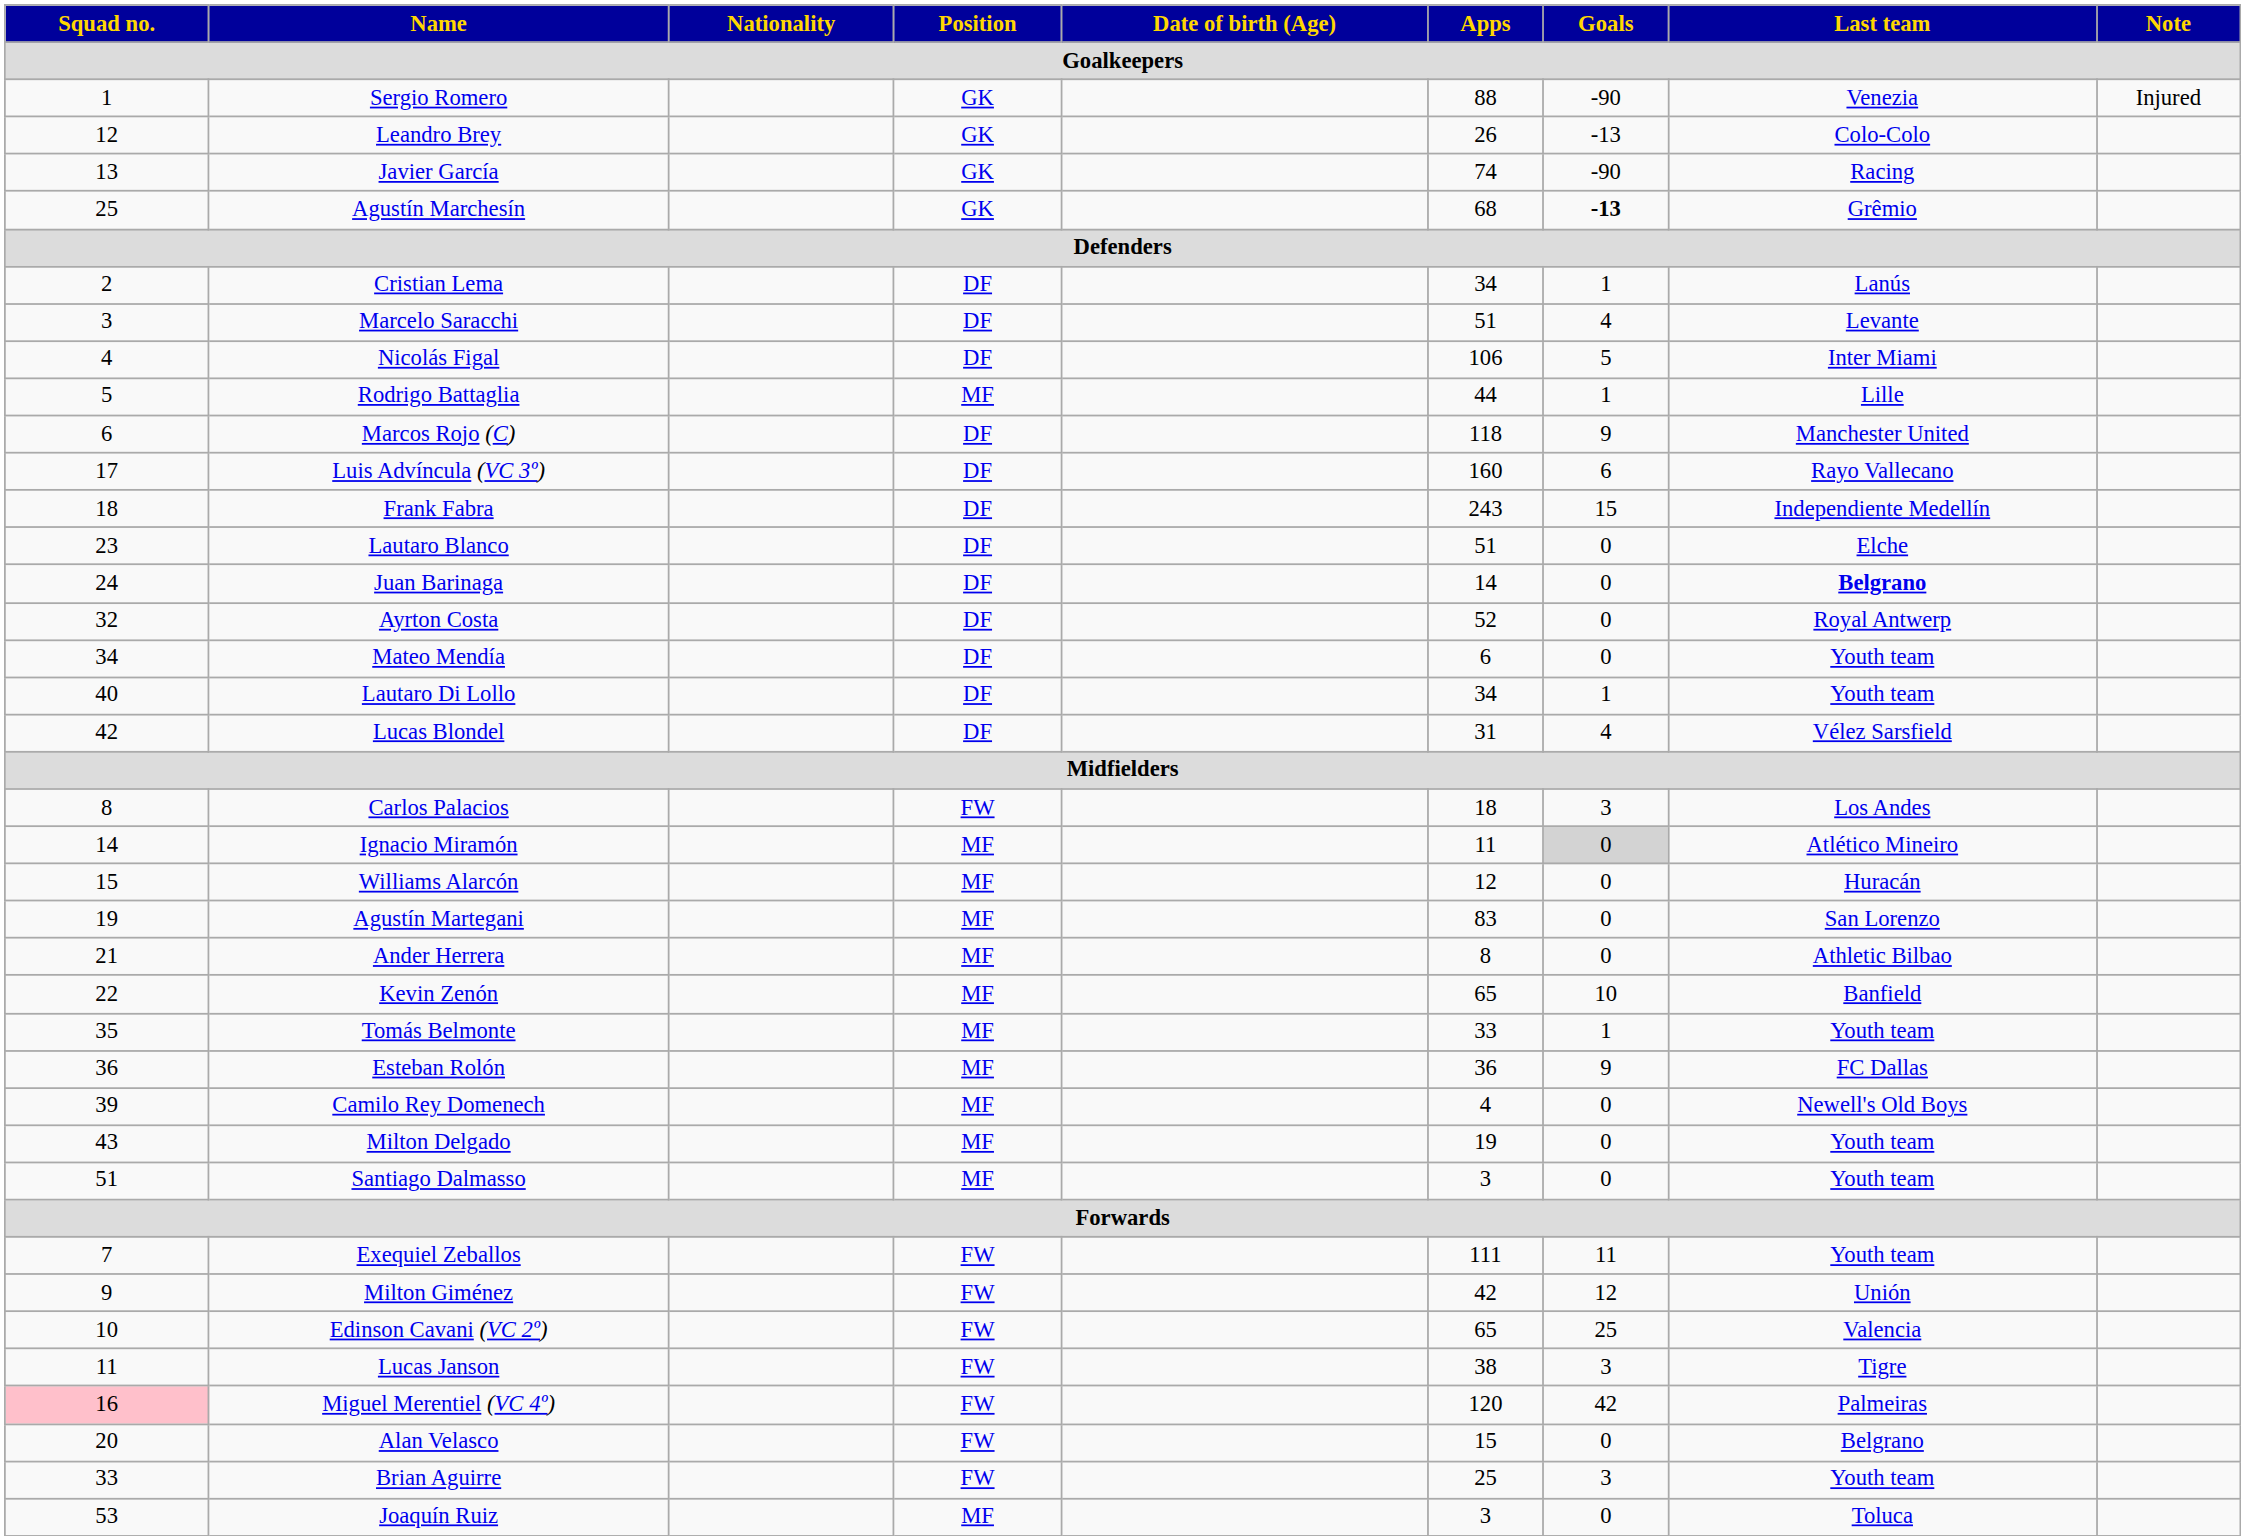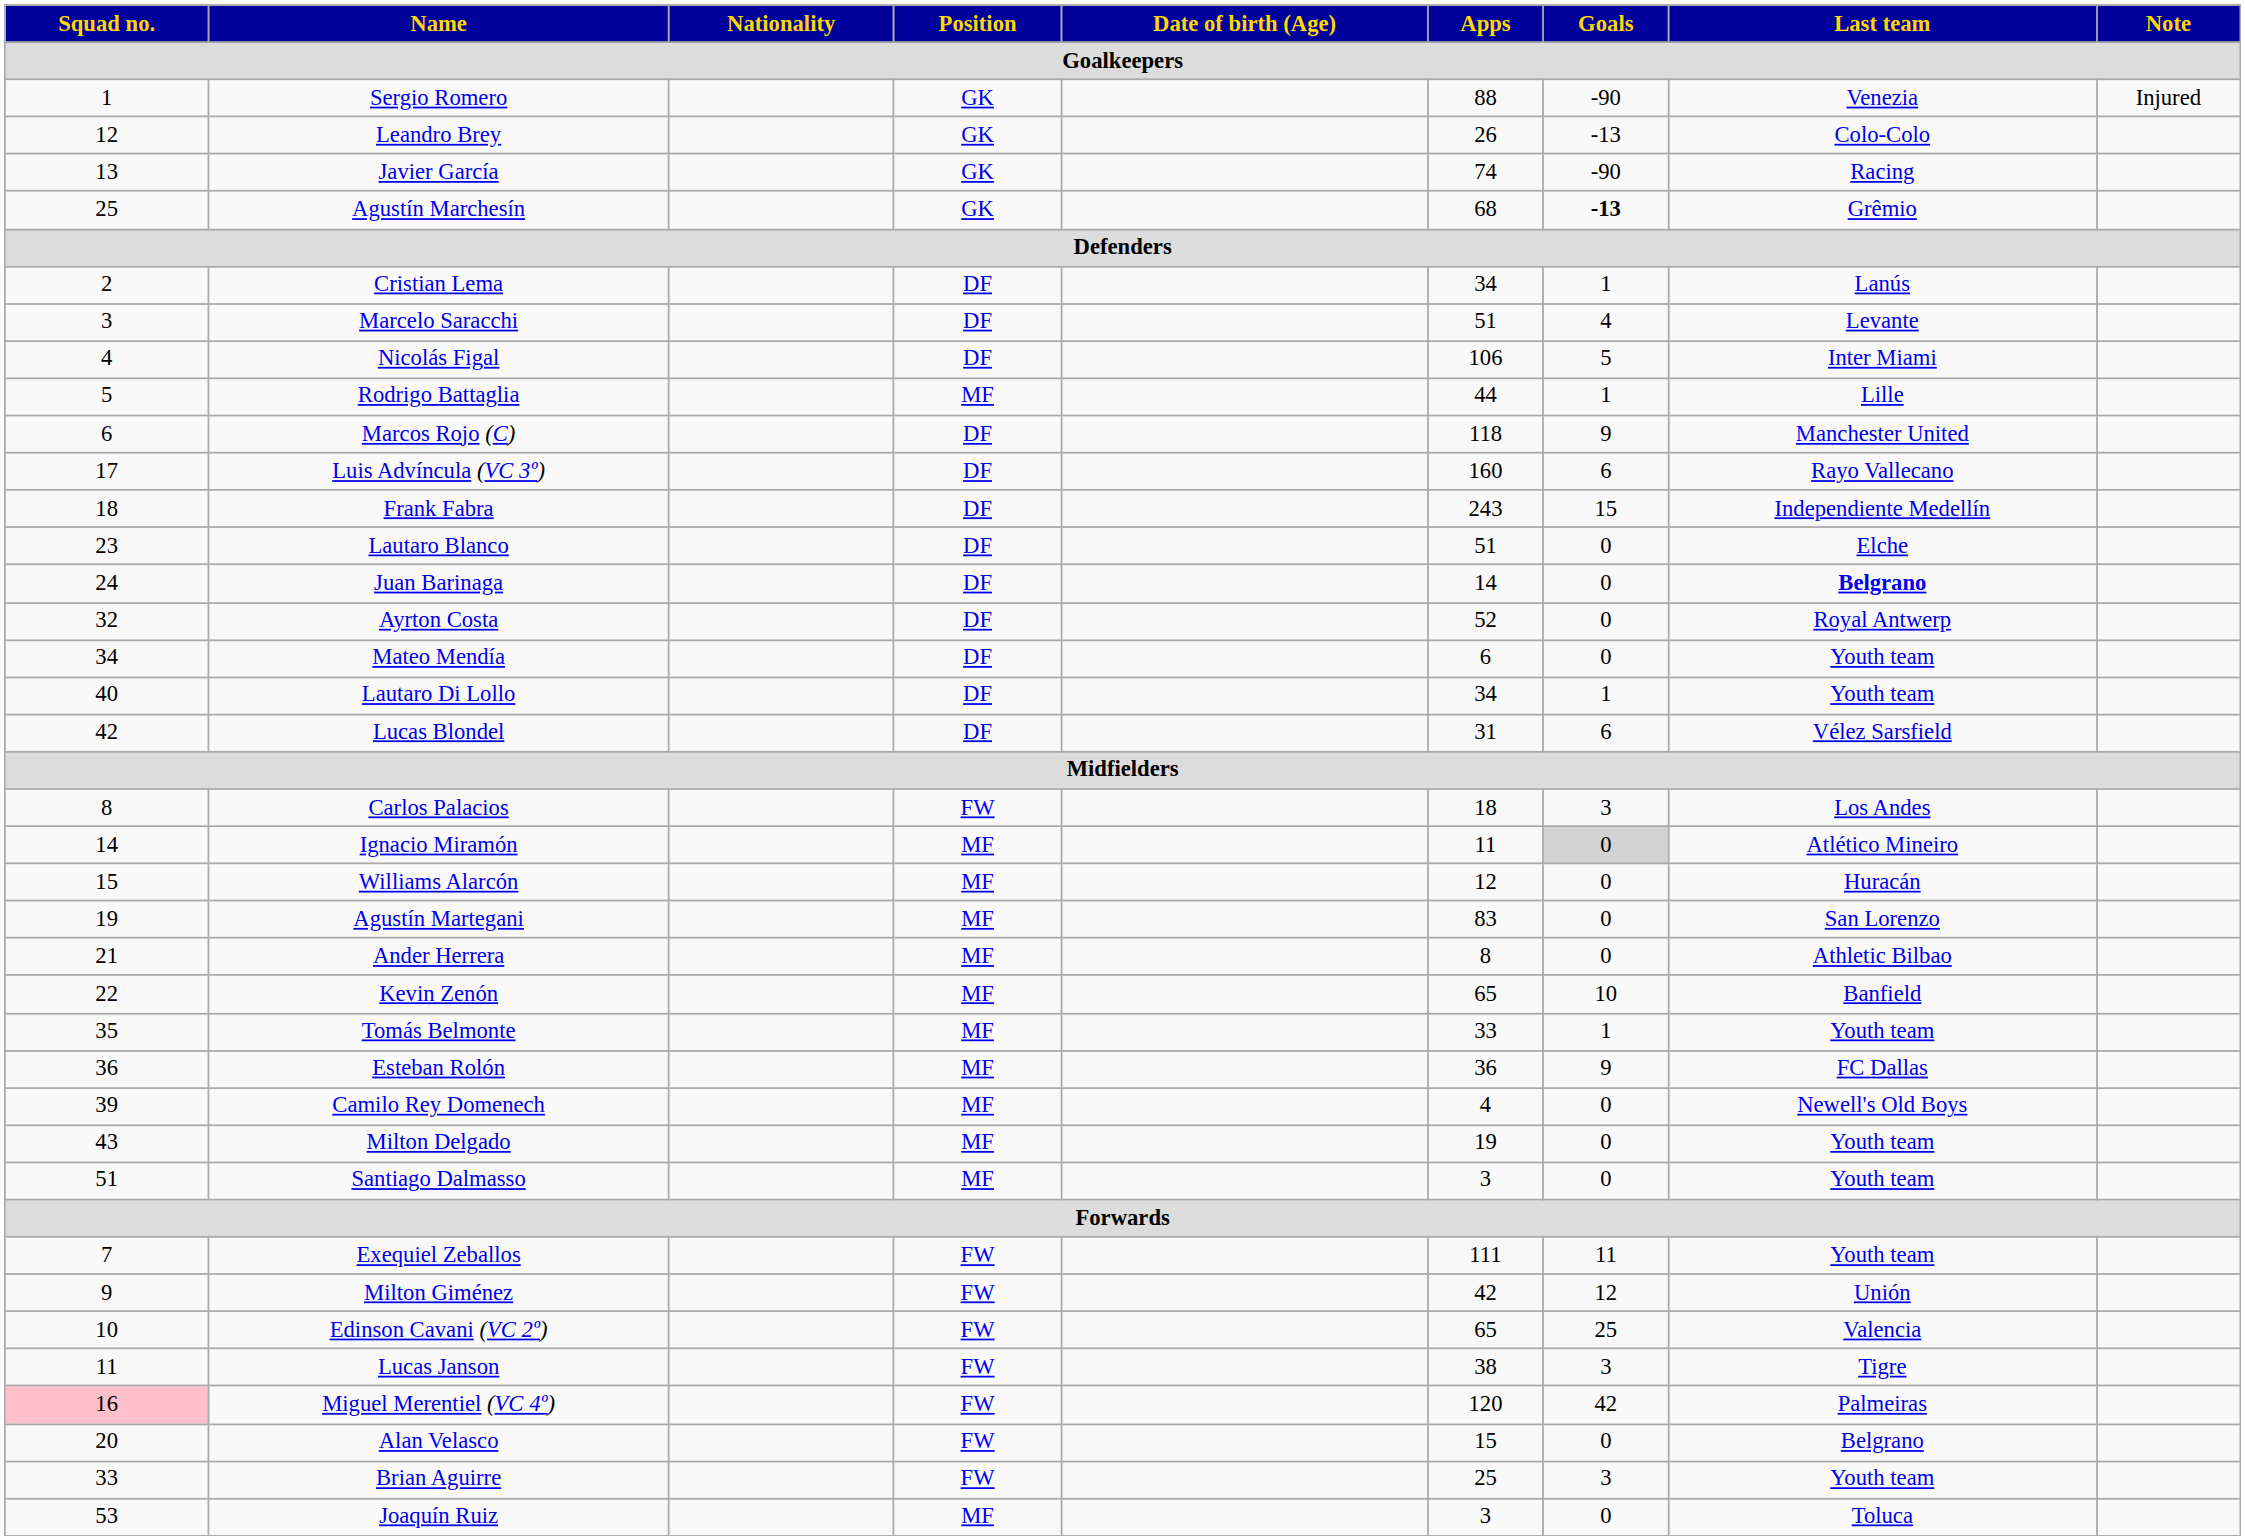(1606, 732) 4 -> (1606, 732) 6
